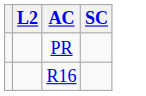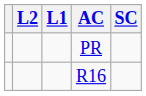+ column: (57, 18)
